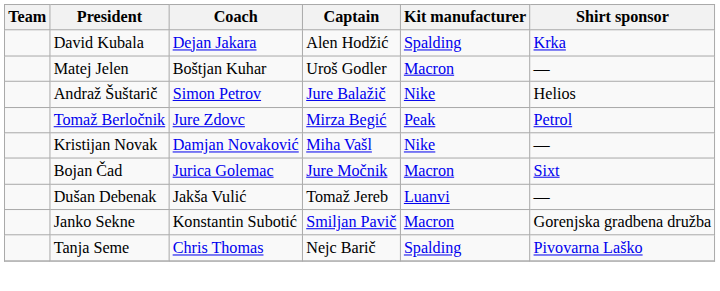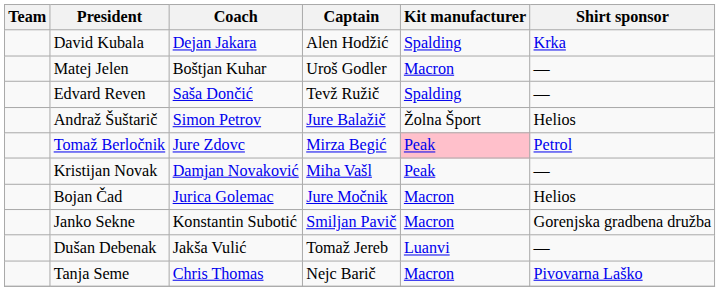+ row: (100, 94)
(420, 94) Nike -> (442, 119) Žolna Šport
(420, 119) no background -> (420, 145) pink background
(420, 145) Nike -> (420, 171) Peak
(547, 171) Sixt -> (555, 196) Helios
rows swapped: (94, 222) <-> (105, 196)
(433, 247) Spalding -> (429, 273) Macron
